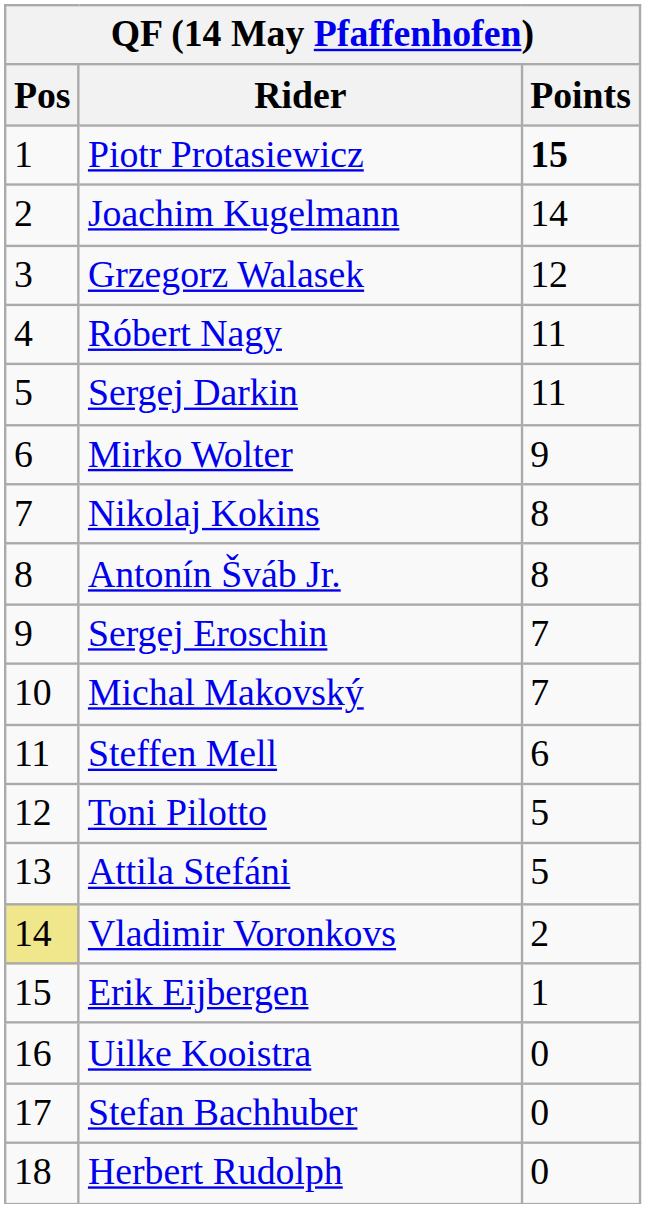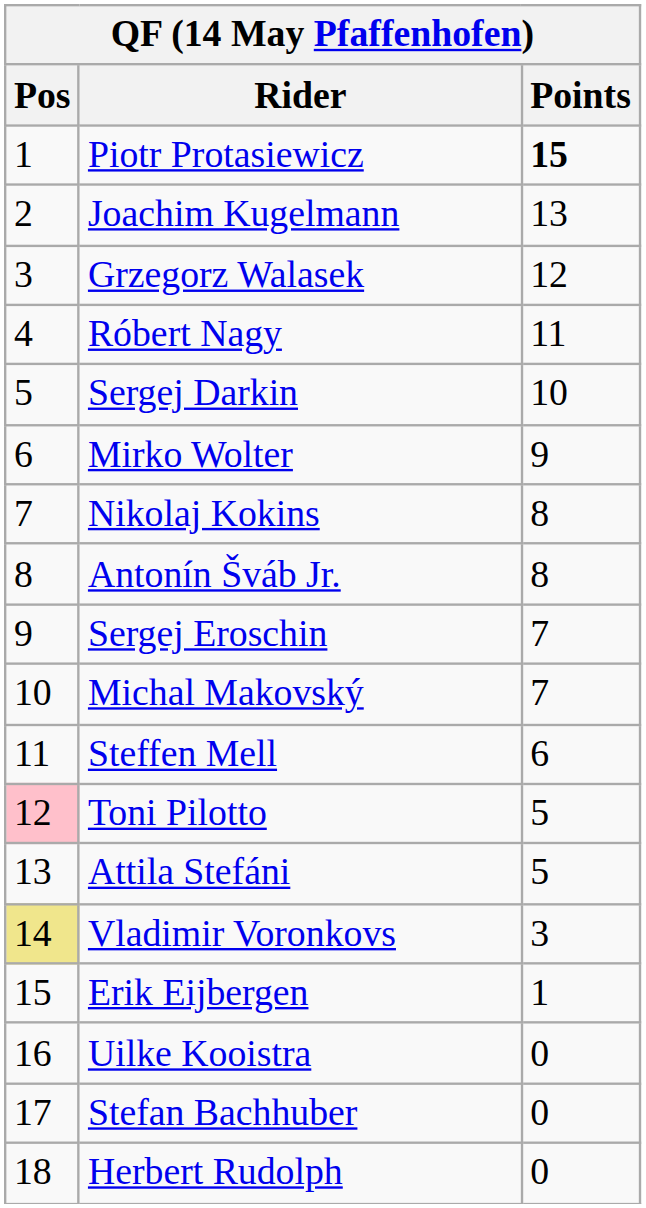(549, 214) 14 -> (549, 214) 13
(548, 393) 11 -> (549, 393) 10
(33, 812) no background -> (33, 812) pink background
(540, 932) 2 -> (540, 932) 3
